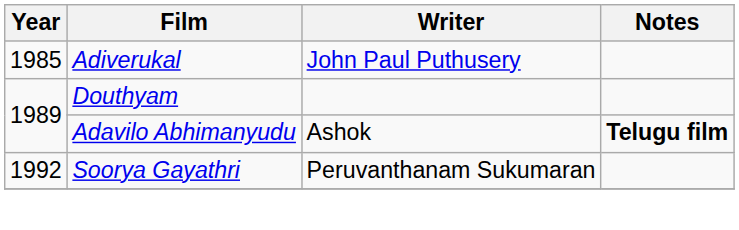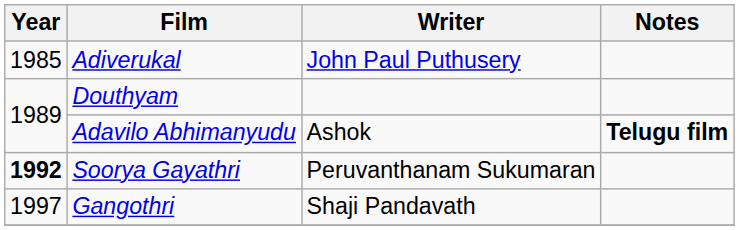(36, 170) normal -> (36, 170) bold
+ row: (123, 206)
